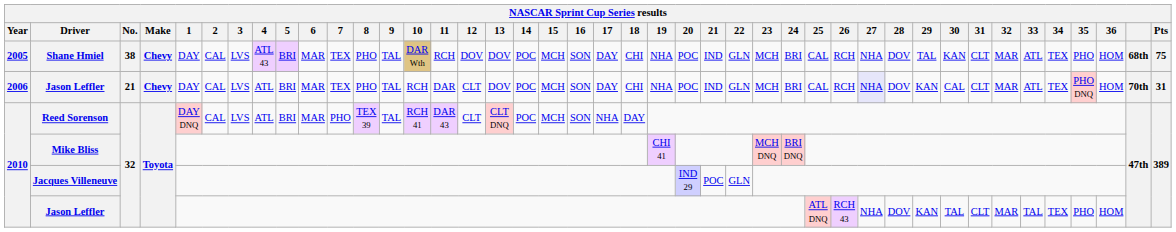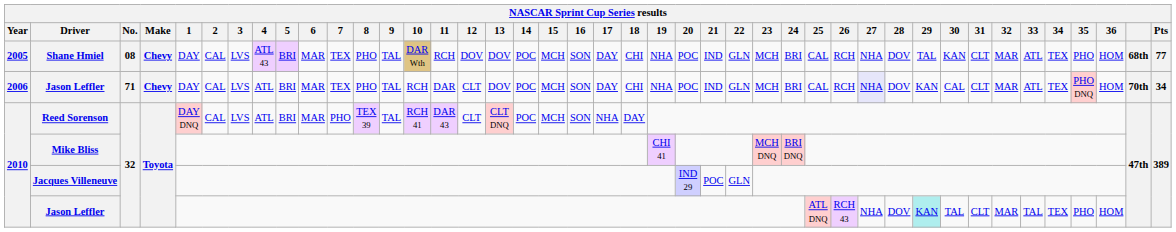(130, 56) 38 -> (130, 56) 08
(1161, 56) 75 -> (1161, 56) 77
(130, 87) 21 -> (130, 87) 71
(1161, 87) 31 -> (1161, 87) 34
(927, 211) no background -> (927, 211) paleturquoise background
